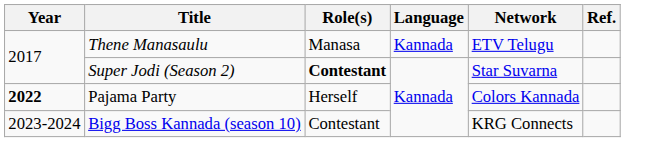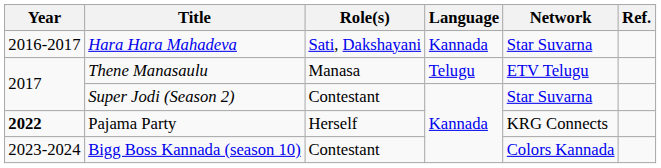+ row: (163, 44)
(423, 44) Kannada -> (452, 70) Telugu
(347, 70) bold -> (344, 96) normal
(526, 96) Colors Kannada -> (557, 123) KRG Connects
(522, 123) KRG Connects -> (561, 149) Colors Kannada
